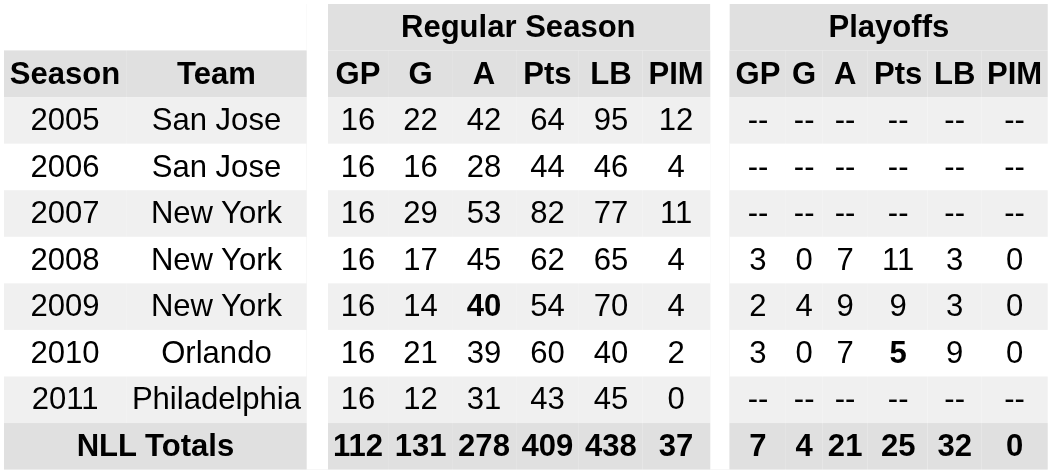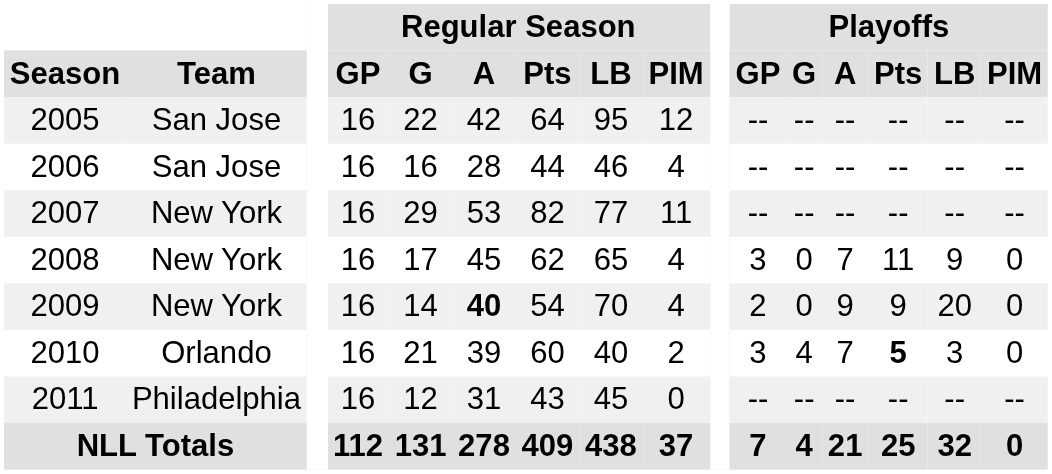(955, 259) 3 -> (955, 259) 9
(804, 306) 4 -> (804, 306) 0
(955, 306) 3 -> (955, 306) 20
(804, 352) 0 -> (804, 352) 4
(955, 352) 9 -> (955, 352) 3
